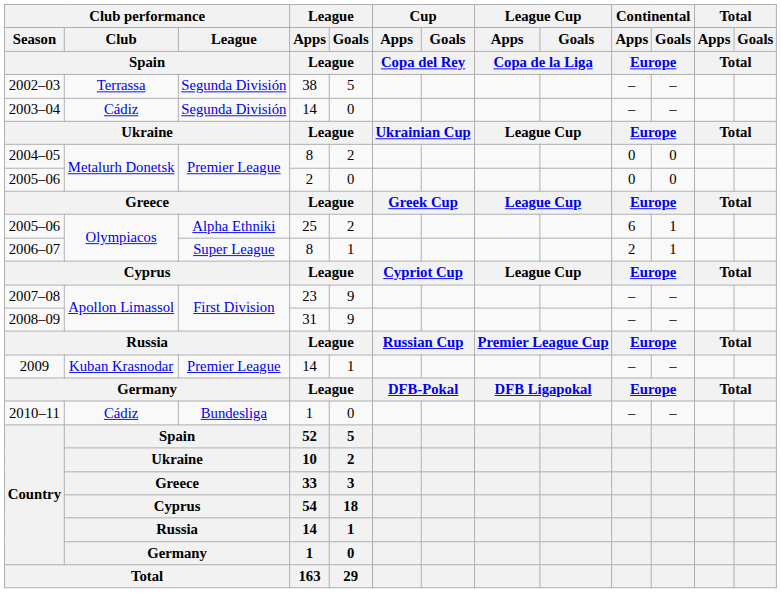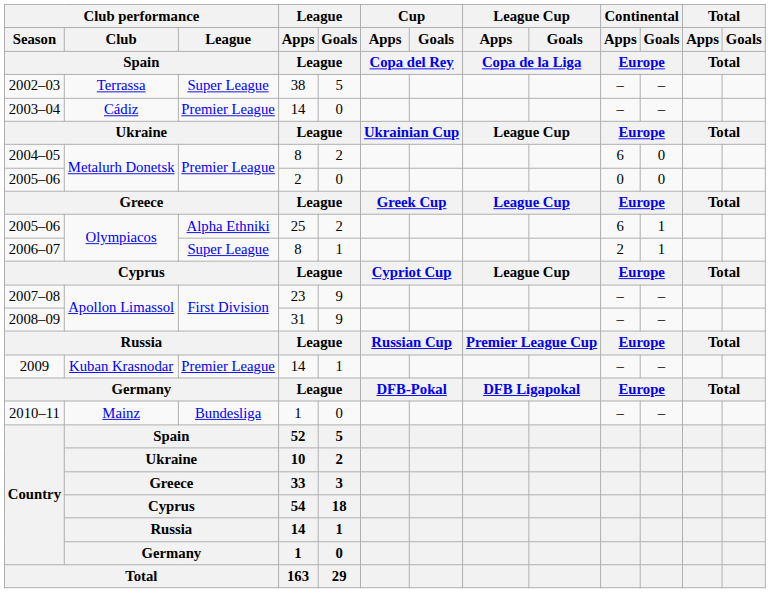(234, 86) Segunda División -> (228, 86) Super League
(234, 109) Segunda División -> (228, 109) Premier League
(632, 156) 0 -> (620, 156) 6
(121, 413) Cádiz -> (121, 413) Mainz
